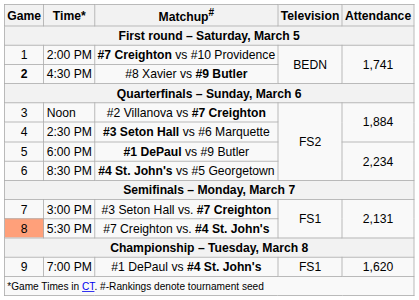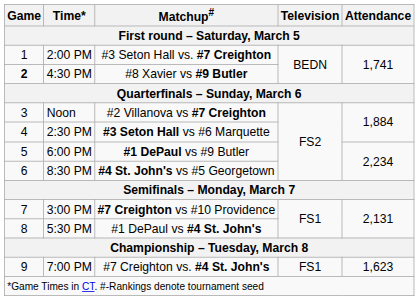(186, 55) #7 Creighton vs #10 Providence -> (186, 55) #3 Seton Hall vs. #7 Creighton
(186, 209) #3 Seton Hall vs. #7 Creighton -> (186, 209) #7 Creighton vs #10 Providence
(24, 228) lightsalmon background -> (24, 228) no background
(186, 228) #7 Creighton vs. #4 St. John's -> (186, 228) #1 DePaul vs #4 St. John's
(186, 267) #1 DePaul vs #4 St. John's -> (186, 267) #7 Creighton vs. #4 St. John's
(378, 267) 1,620 -> (378, 267) 1,623
